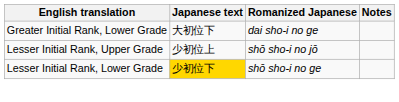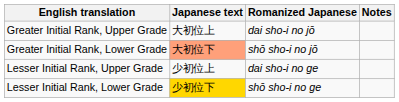+ row: (87, 31)
(193, 30) no background -> (193, 49) lightsalmon background
(283, 31) dai sho-i no ge -> (283, 50) shō sho-i no jō
(283, 50) shō sho-i no jō -> (283, 69) dai sho-i no ge
